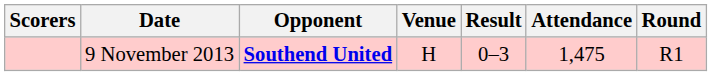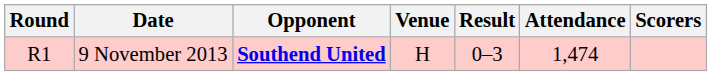columns swapped: (671, 20) <-> (42, 20)
(582, 53) 1,475 -> (575, 53) 1,474
